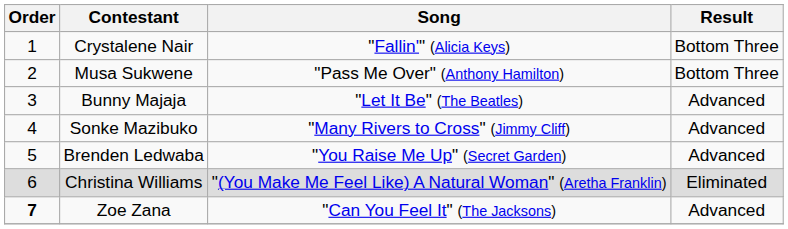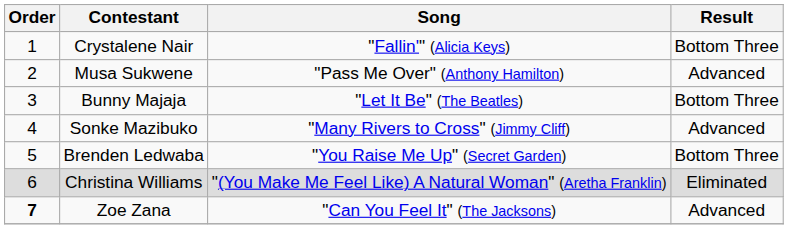(727, 73) Bottom Three -> (727, 73) Advanced
(727, 100) Advanced -> (727, 100) Bottom Three
(727, 155) Advanced -> (727, 155) Bottom Three
